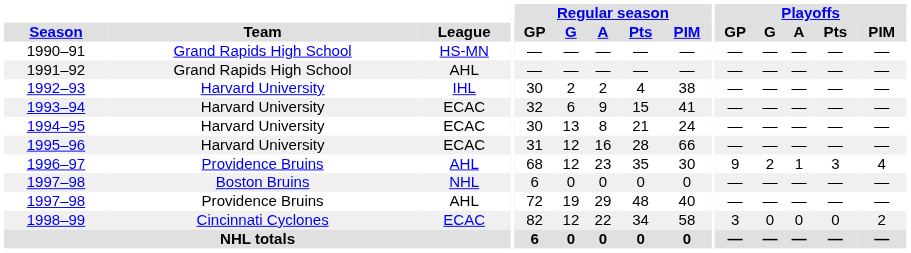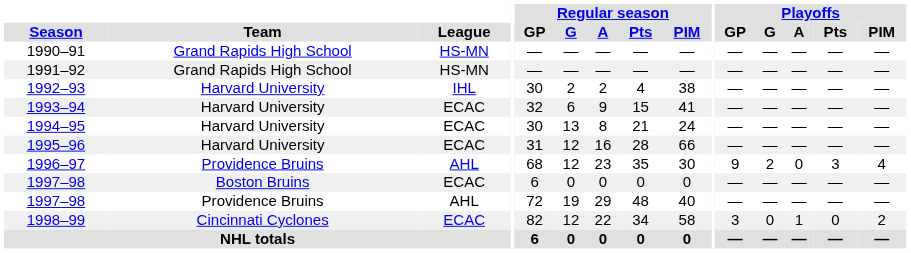(464, 69) AHL -> (464, 69) HS-MN
(799, 163) 1 -> (799, 163) 0
(464, 182) NHL -> (464, 182) ECAC
(799, 220) 0 -> (799, 220) 1
